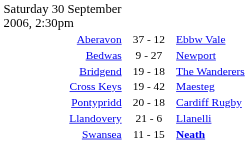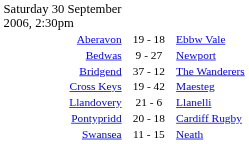(149, 39) 37 - 12 -> (149, 39) 19 - 18
(149, 71) 19 - 18 -> (149, 71) 37 - 12
rows swapped: (95, 118) <-> (96, 102)
(191, 134) bold -> (190, 134) normal
